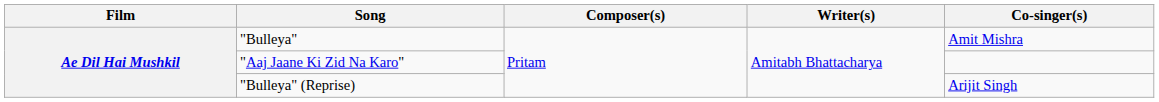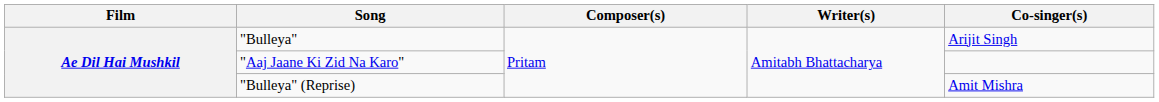(986, 39) Amit Mishra -> (983, 39) Arijit Singh
(983, 85) Arijit Singh -> (986, 85) Amit Mishra
